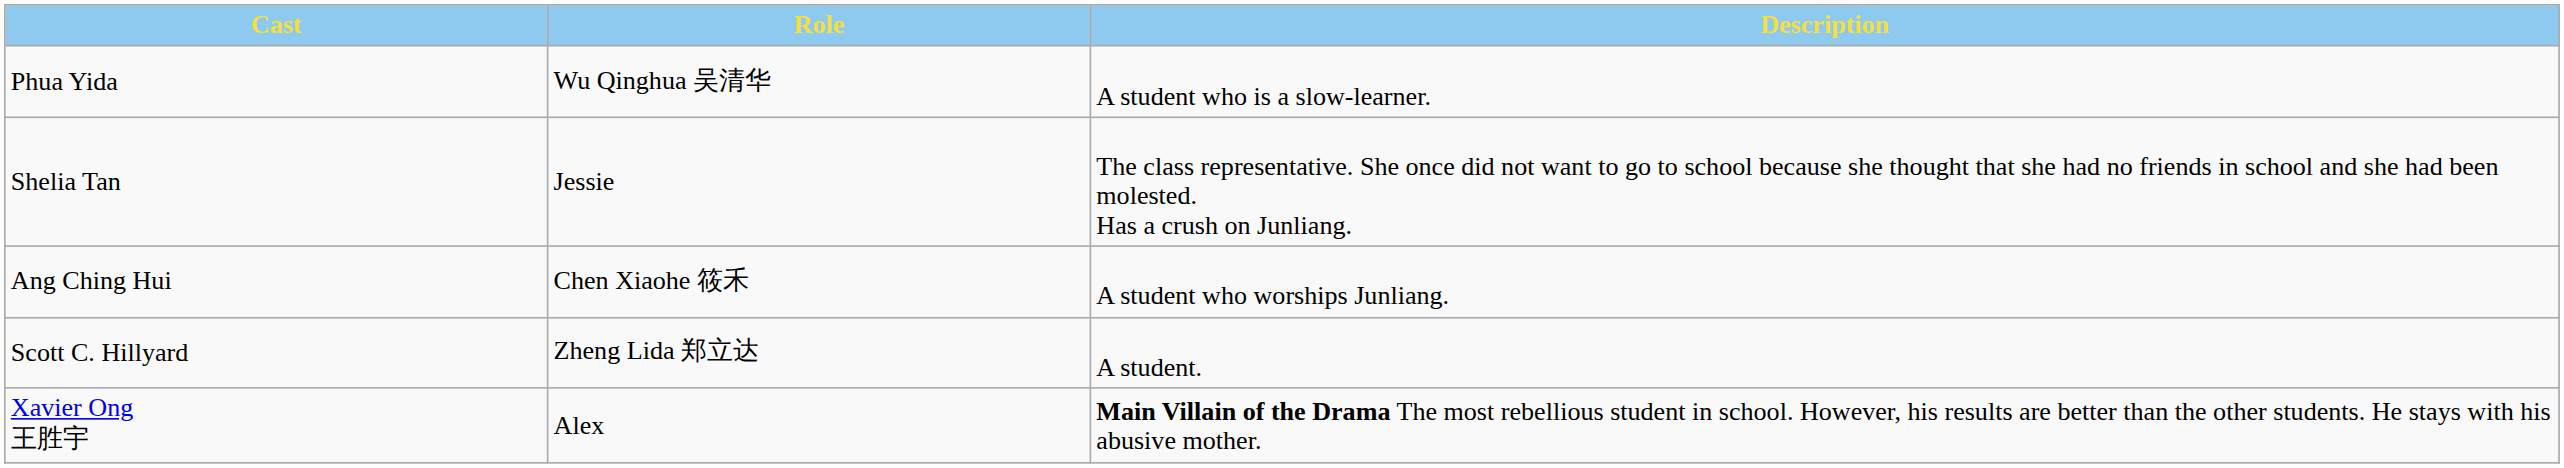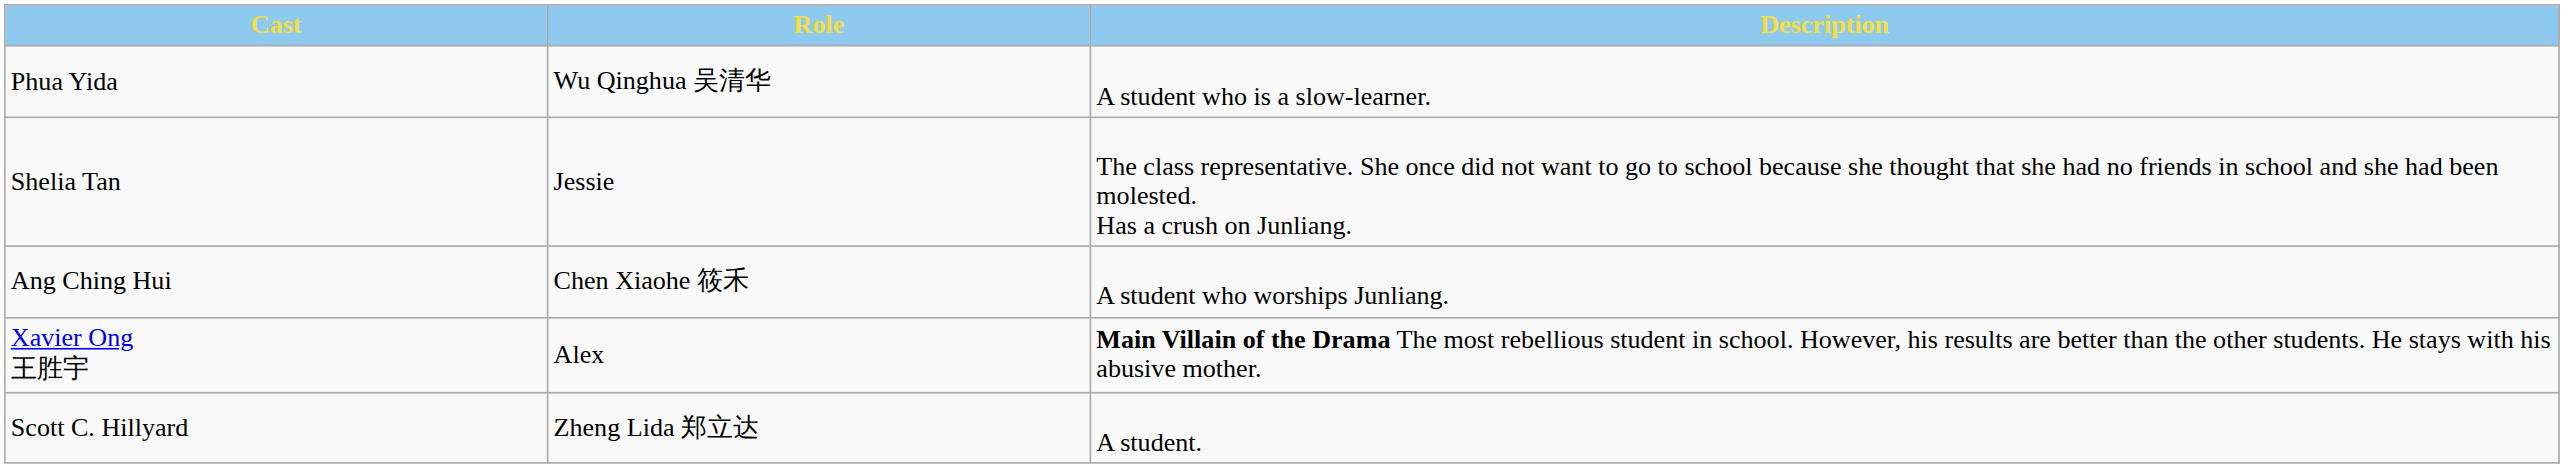rows swapped: (100, 351) <-> (72, 423)
